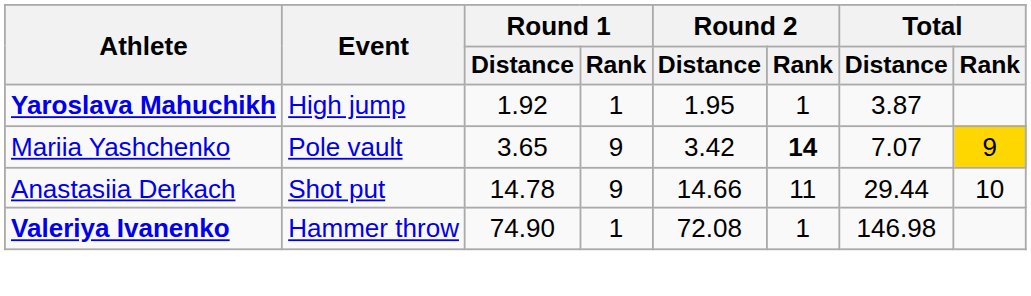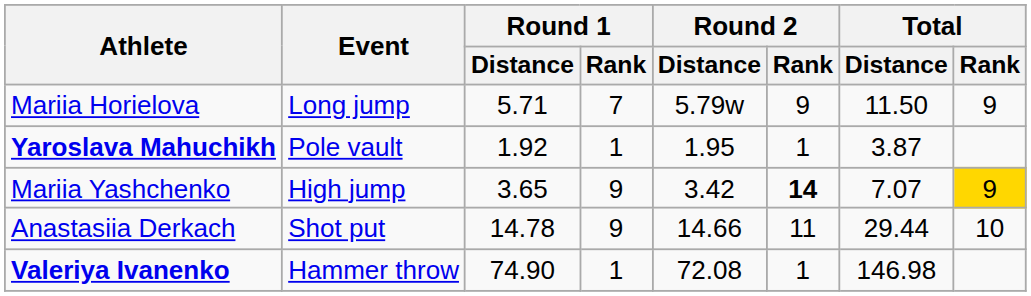+ row: (105, 106)
(347, 106) High jump -> (345, 147) Pole vault
(345, 147) Pole vault -> (347, 188) High jump
